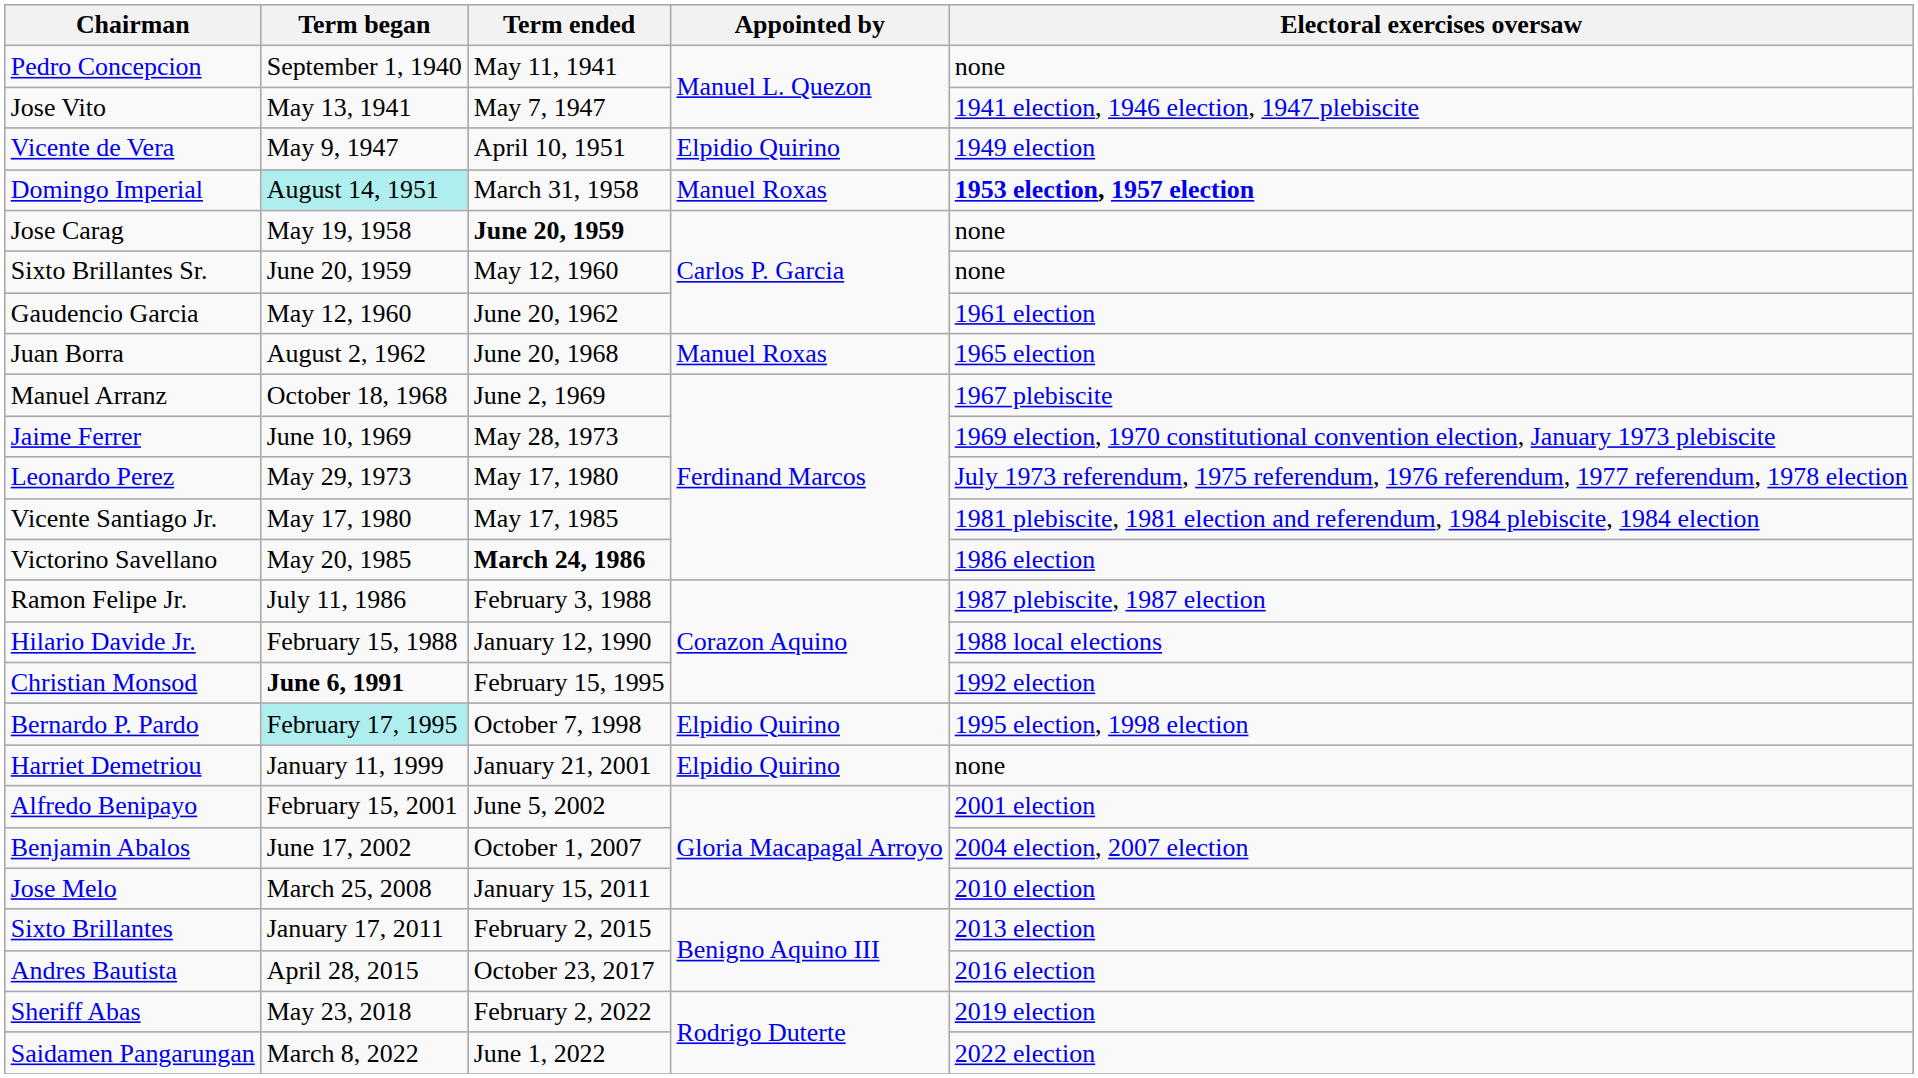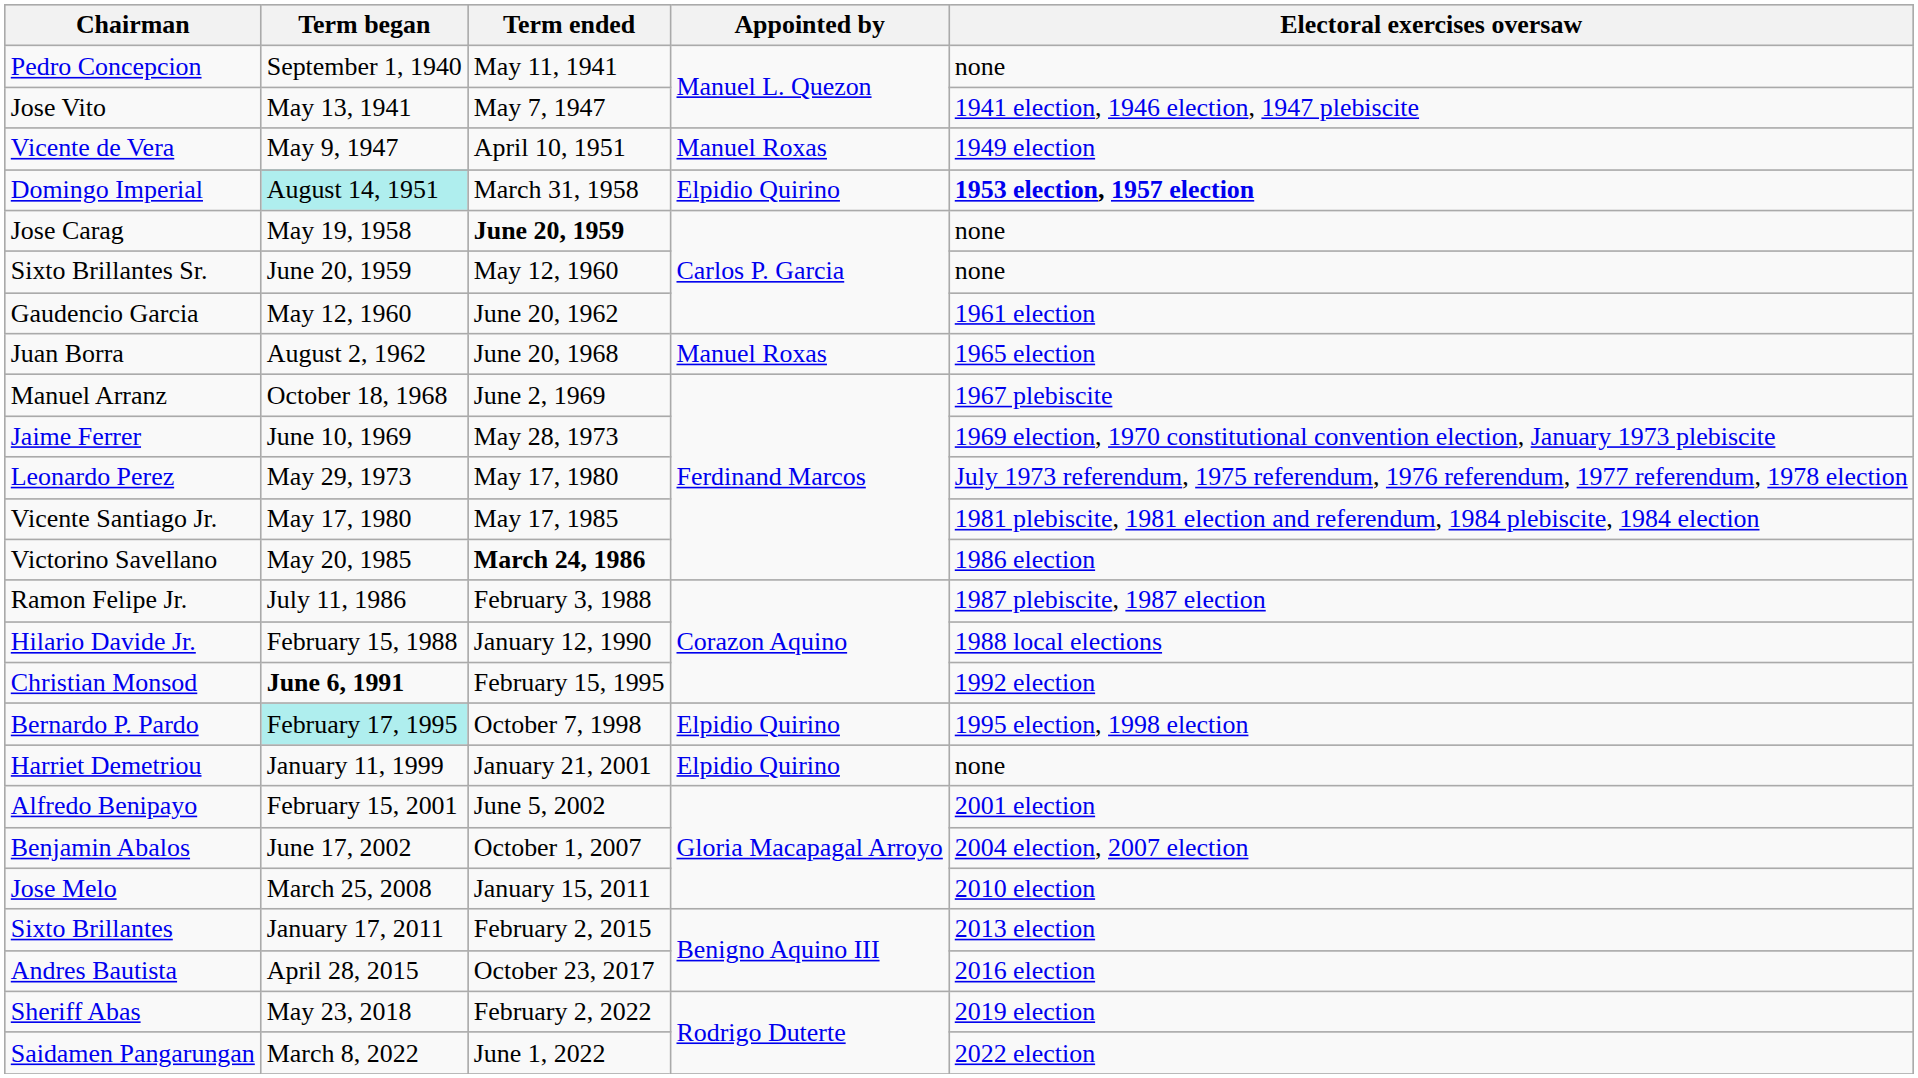(758, 148) Elpidio Quirino -> (752, 148) Manuel Roxas
(752, 189) Manuel Roxas -> (758, 189) Elpidio Quirino
